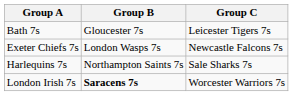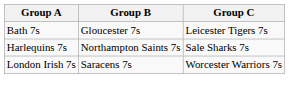- row: (43, 47)
(111, 82) bold -> (106, 64) normal
